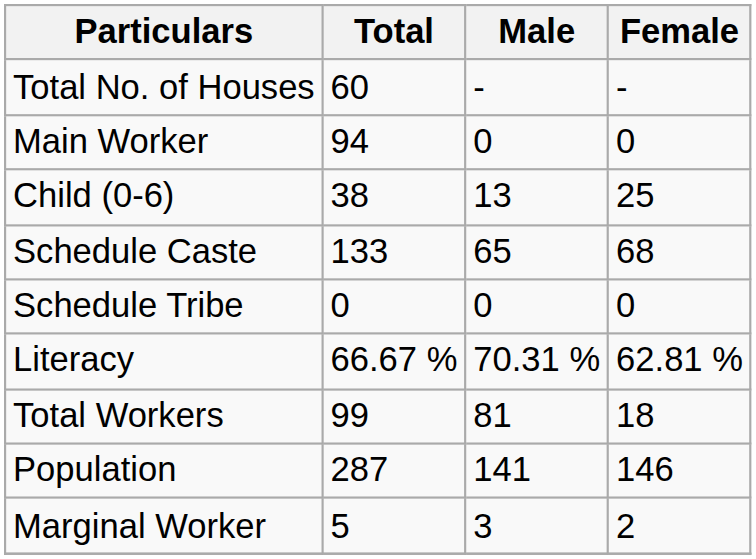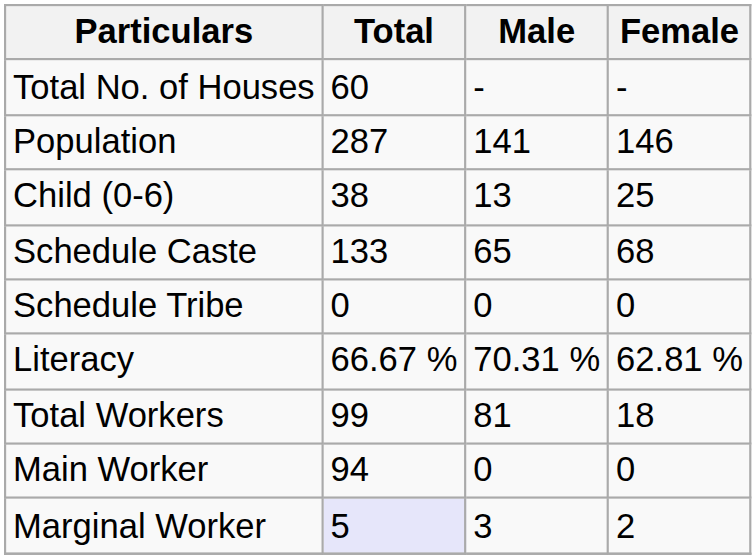rows swapped: (95, 470) <-> (111, 141)
(340, 525) no background -> (340, 525) lavender background
